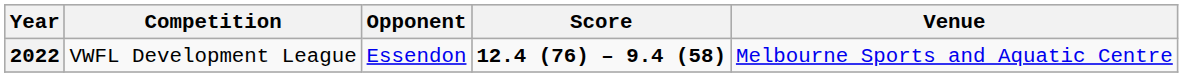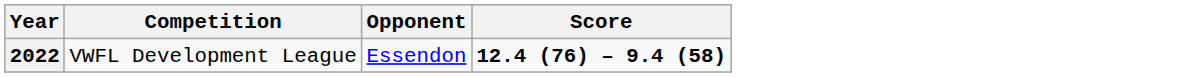- column: (954, 22)
